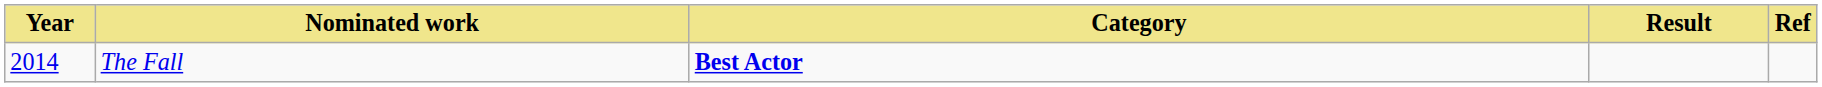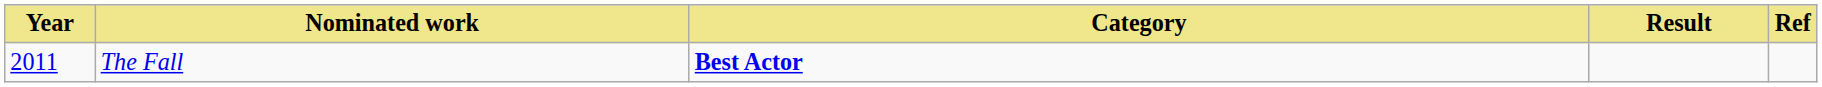(34, 61) 2014 -> (34, 61) 2011
